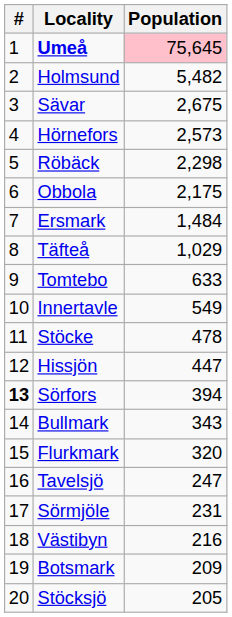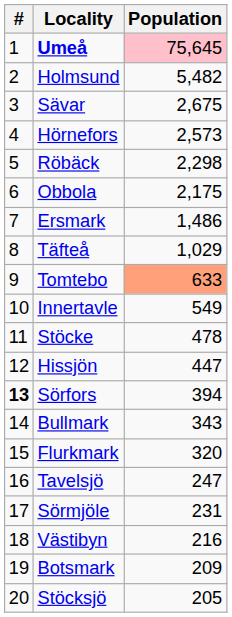(199, 221) 1,484 -> (199, 221) 1,486
(207, 279) no background -> (207, 279) lightsalmon background
